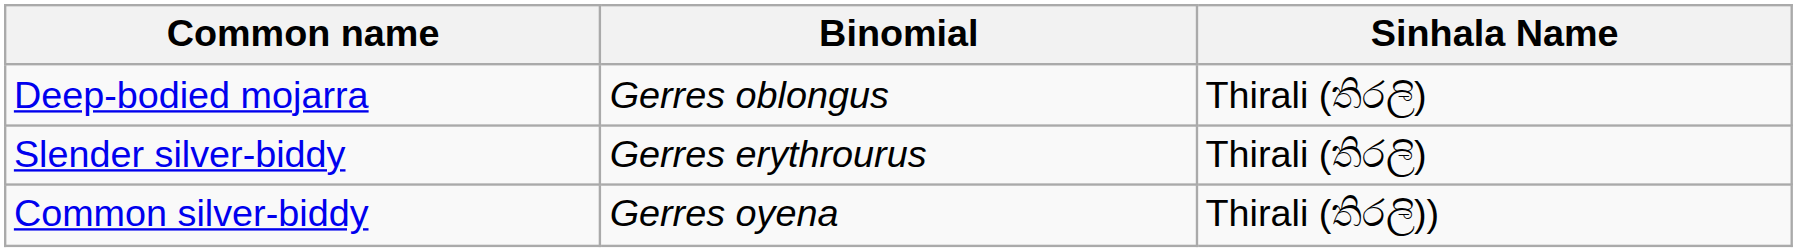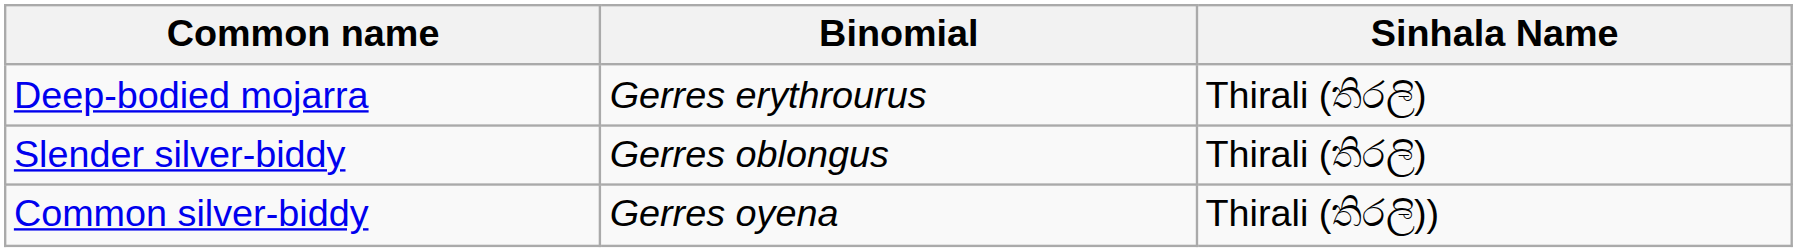(749, 94) Gerres oblongus -> (768, 94) Gerres erythrourus
(768, 154) Gerres erythrourus -> (749, 154) Gerres oblongus
